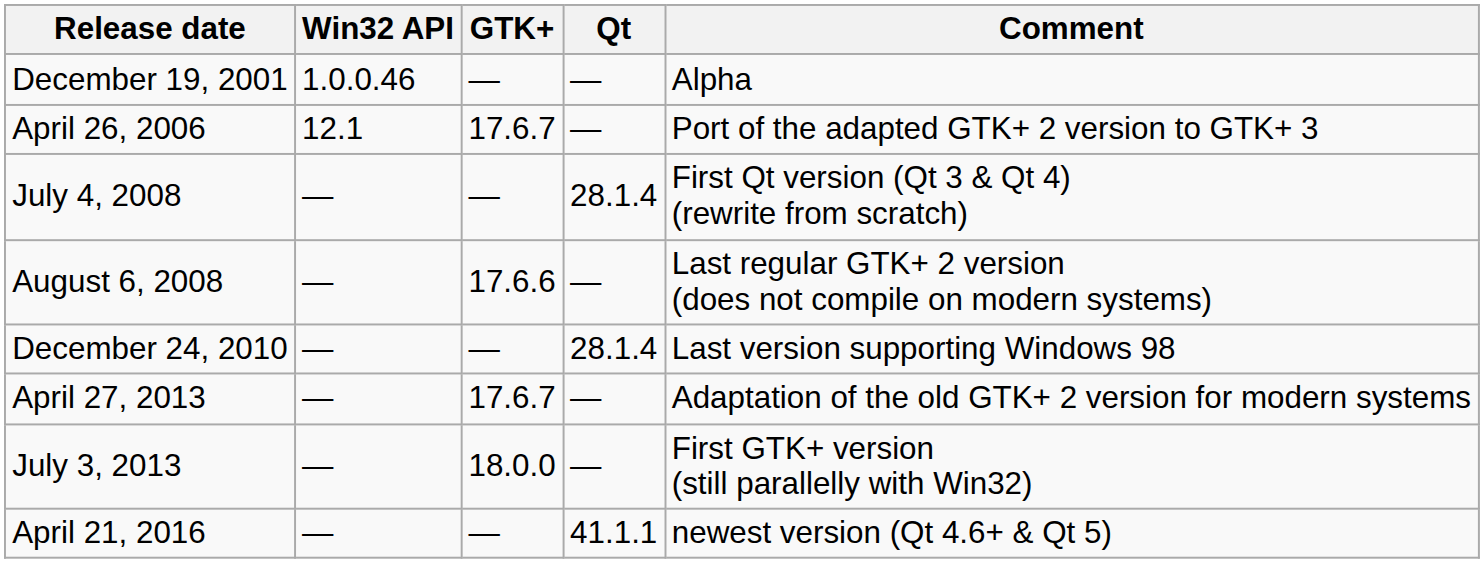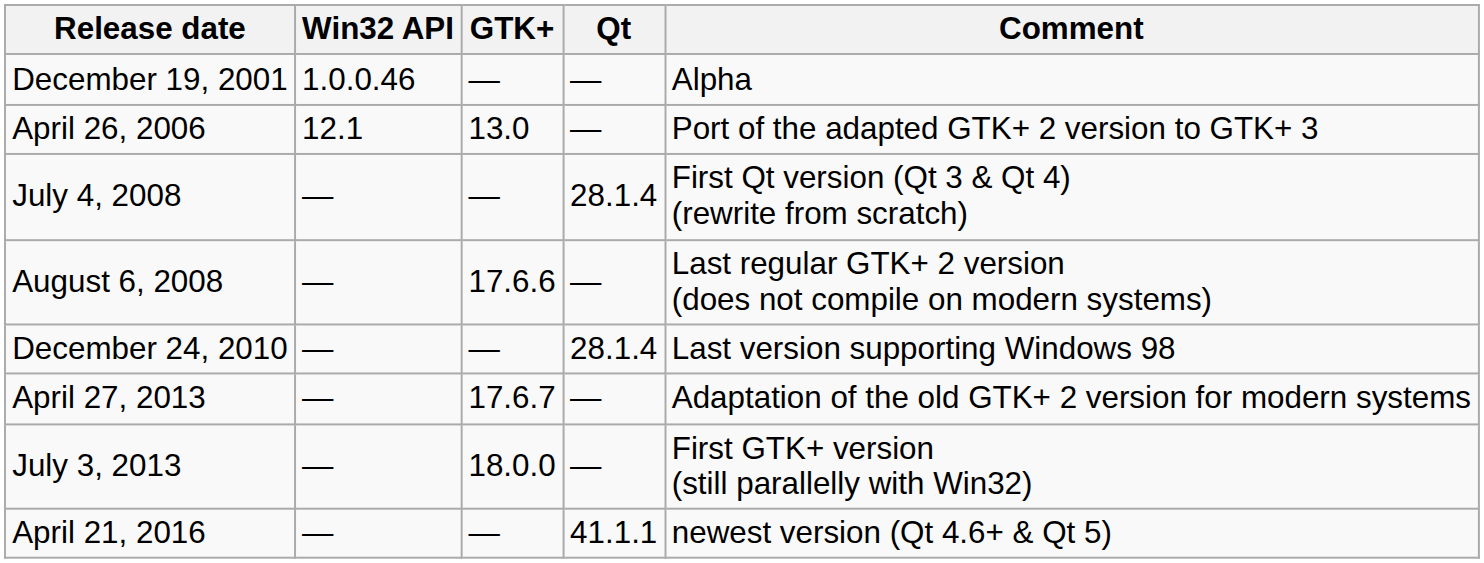(512, 128) 17.6.7 -> (499, 128) 13.0
